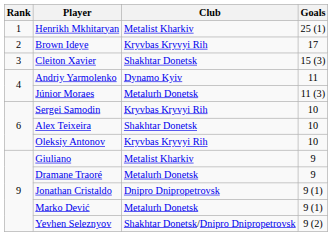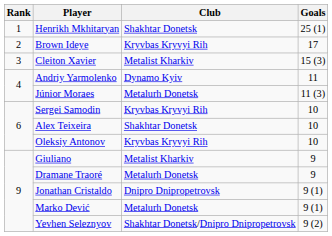(159, 28) Metalist Kharkiv -> (160, 28) Shakhtar Donetsk
(160, 61) Shakhtar Donetsk -> (159, 61) Metalist Kharkiv
